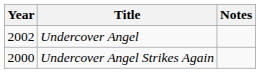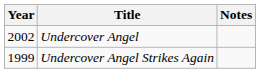(21, 57) 2000 -> (21, 57) 1999
